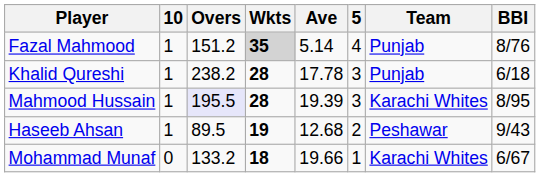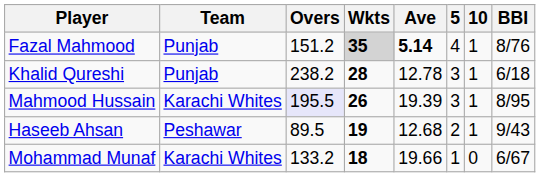columns swapped: (429, 18) <-> (173, 18)
(316, 46) normal -> (415, 46) bold
(321, 74) 17.78 -> (420, 74) 12.78
(259, 102) 28 -> (358, 102) 26
